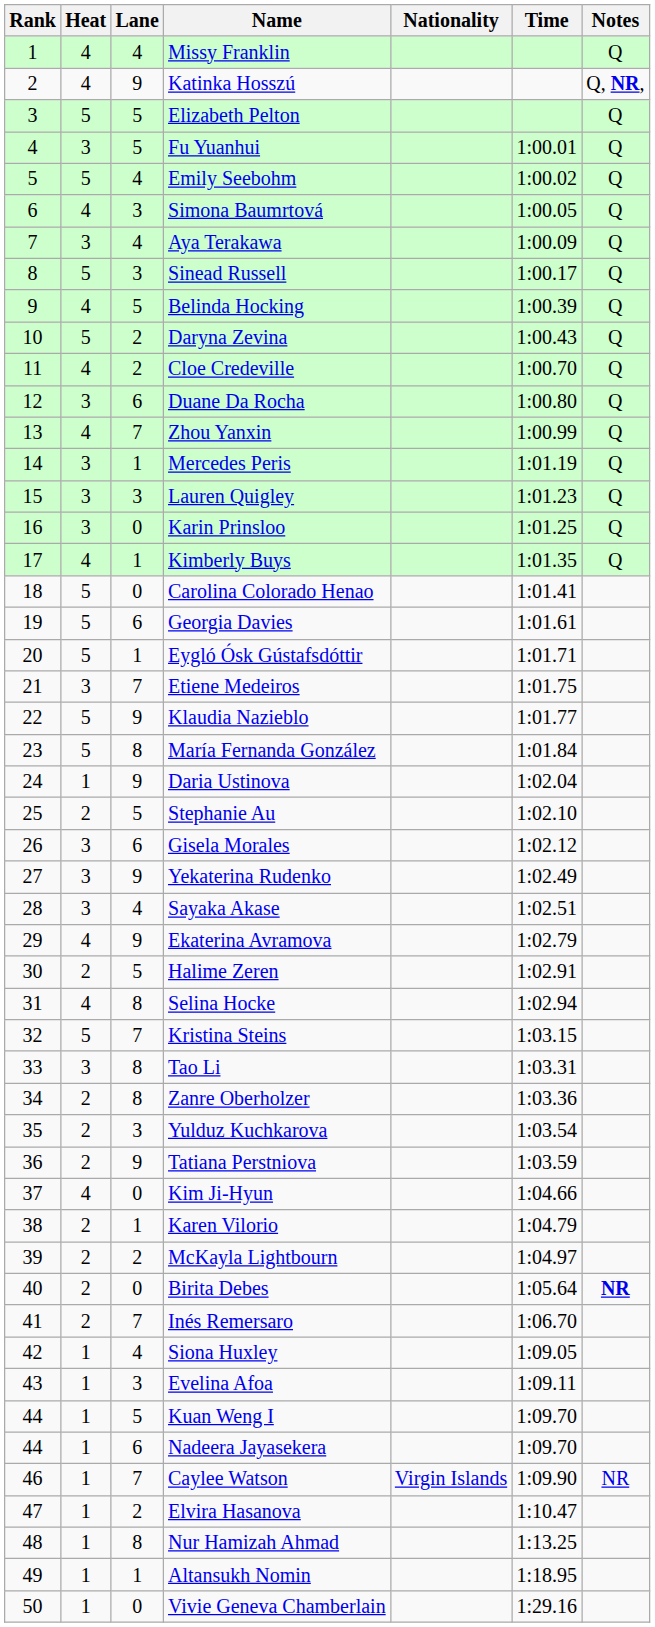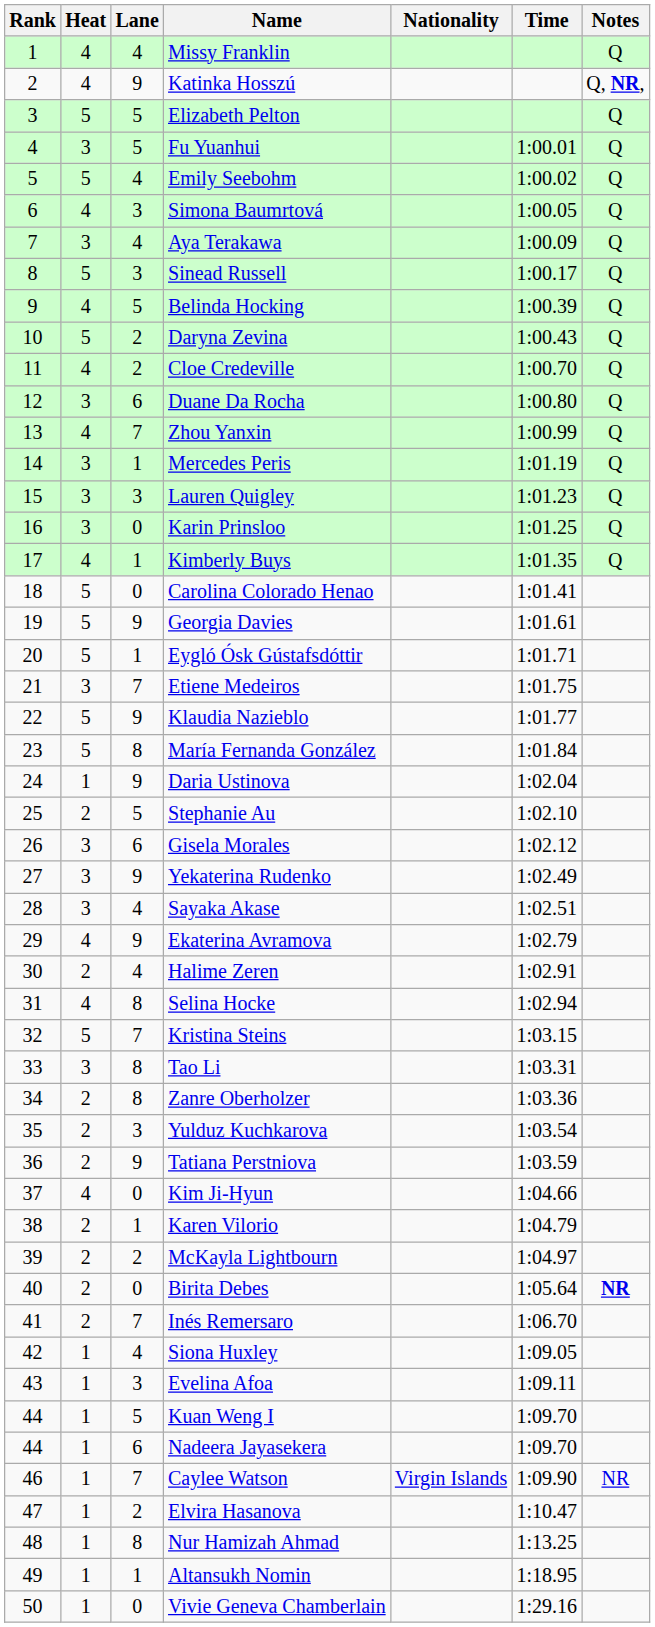(137, 623) 6 -> (137, 623) 9
(137, 971) 5 -> (137, 971) 4
